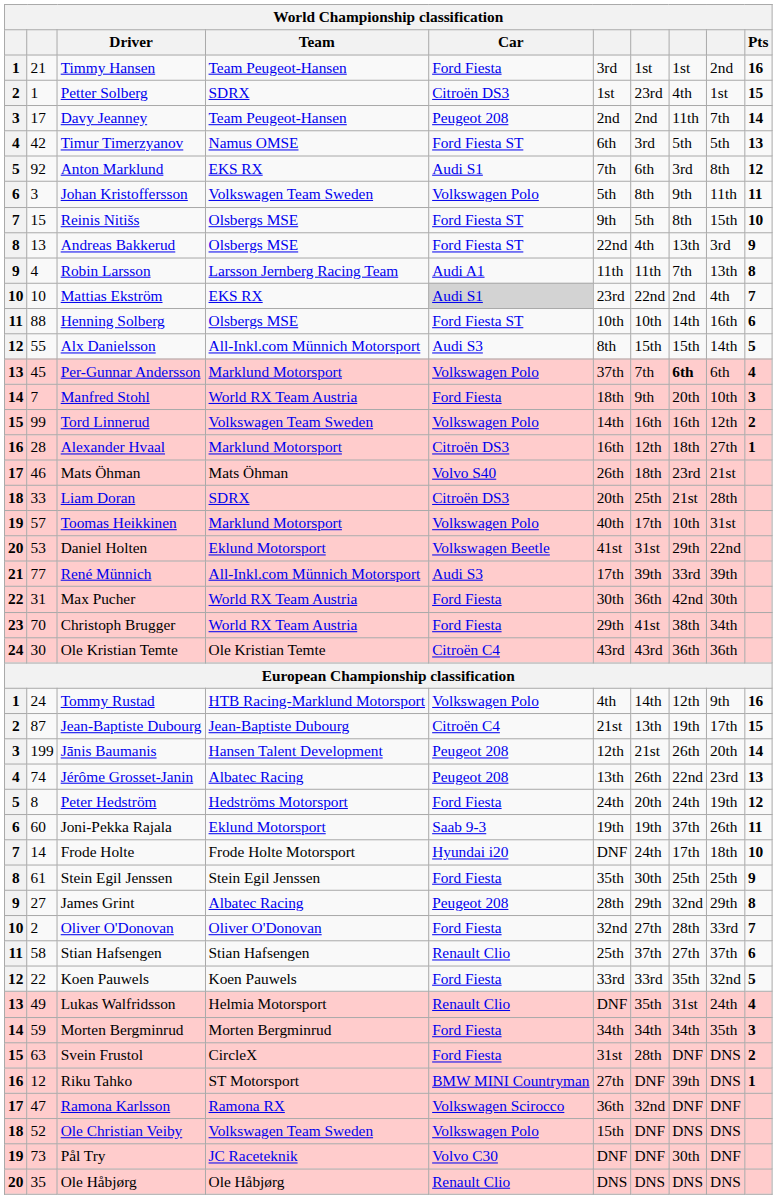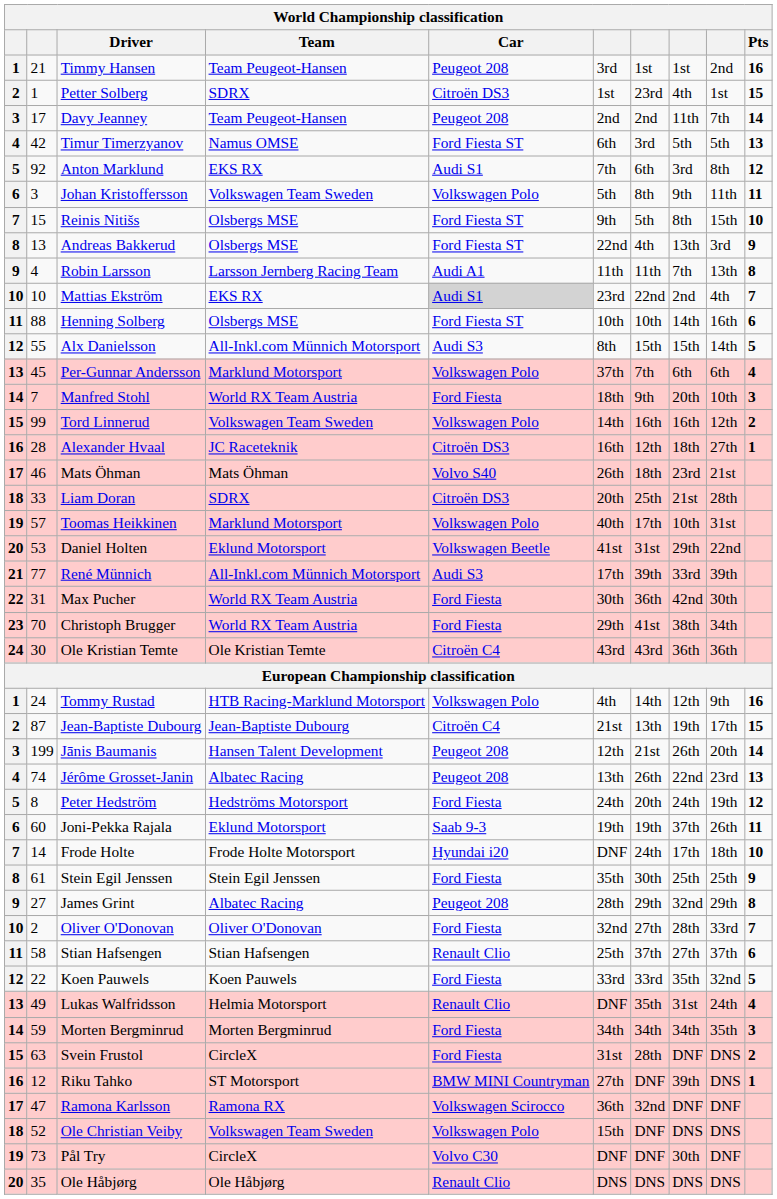(467, 67) Ford Fiesta -> (470, 67) Peugeot 208
(683, 371) bold -> (682, 371) normal
(275, 447) Marklund Motorsport -> (253, 447) JC Raceteknik
(253, 1156) JC Raceteknik -> (233, 1156) CircleX
